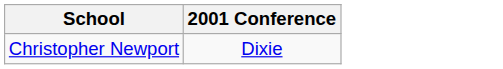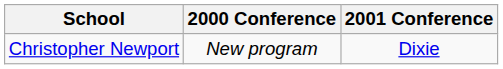+ column: (262, 19)
